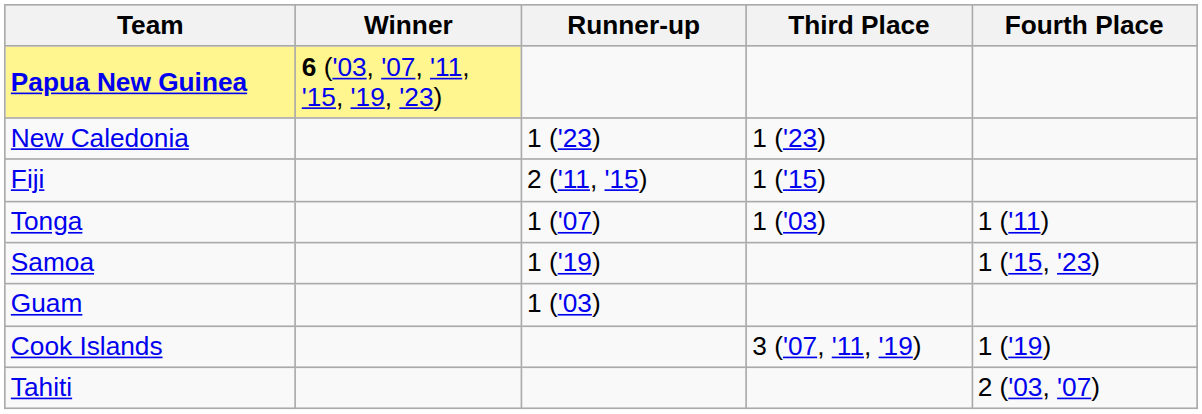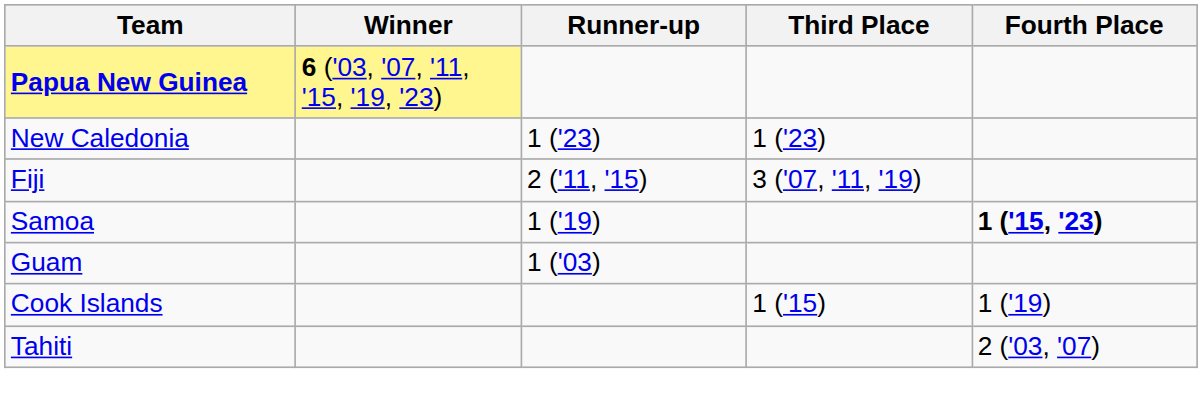(789, 179) 1 ('15) -> (837, 179) 3 ('07, '11, '19)
- row: (47, 221)
(1039, 262) normal -> (1040, 221) bold
(837, 346) 3 ('07, '11, '19) -> (789, 304) 1 ('15)
